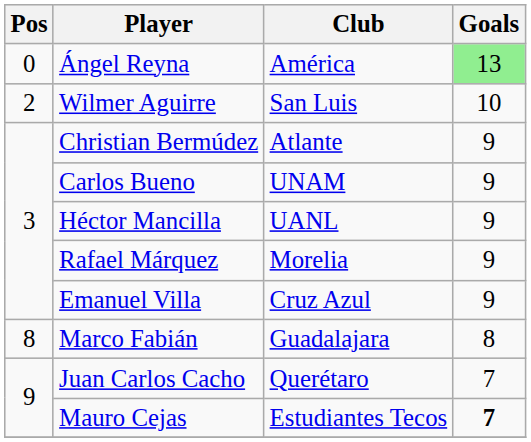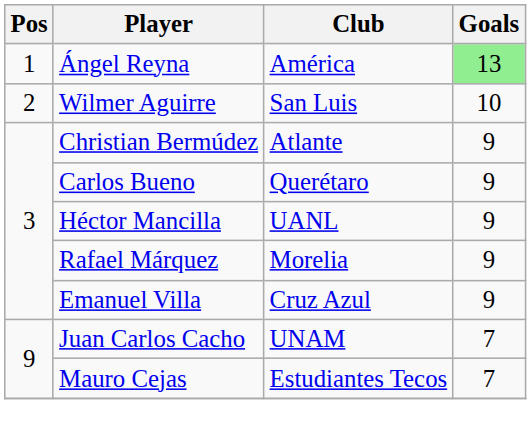(29, 63) 0 -> (29, 63) 1
(307, 181) UNAM -> (319, 181) Querétaro
- row: (128, 338)
(319, 378) Querétaro -> (307, 338) UNAM
(489, 417) bold -> (489, 378) normal
